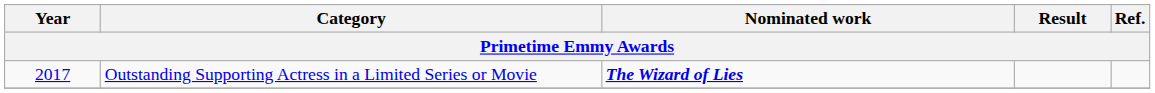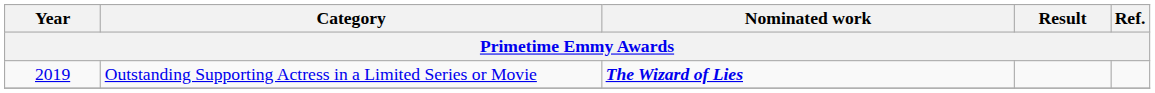(53, 74) 2017 -> (53, 74) 2019
